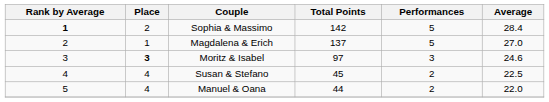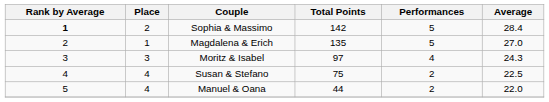(338, 43) 137 -> (338, 43) 135
(147, 58) bold -> (147, 58) normal
(432, 58) 3 -> (432, 58) 4
(513, 58) 24.6 -> (513, 58) 24.3
(338, 74) 45 -> (338, 74) 75
